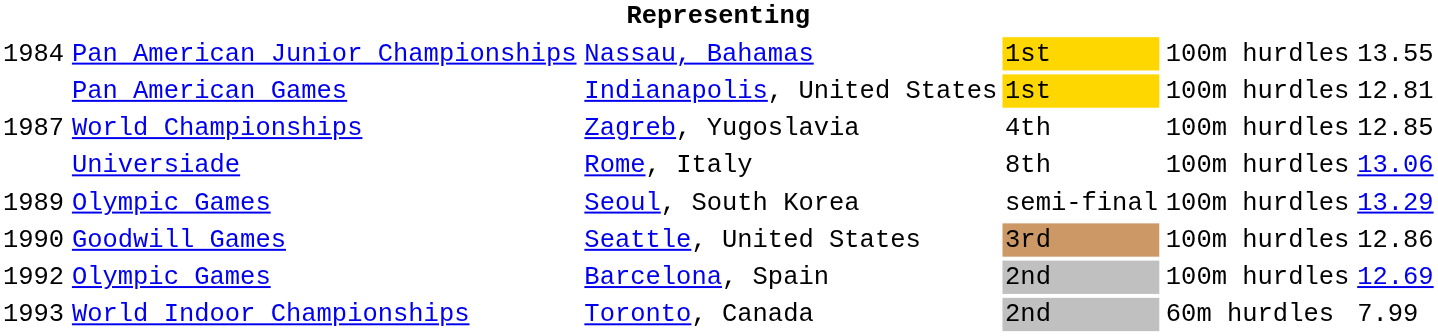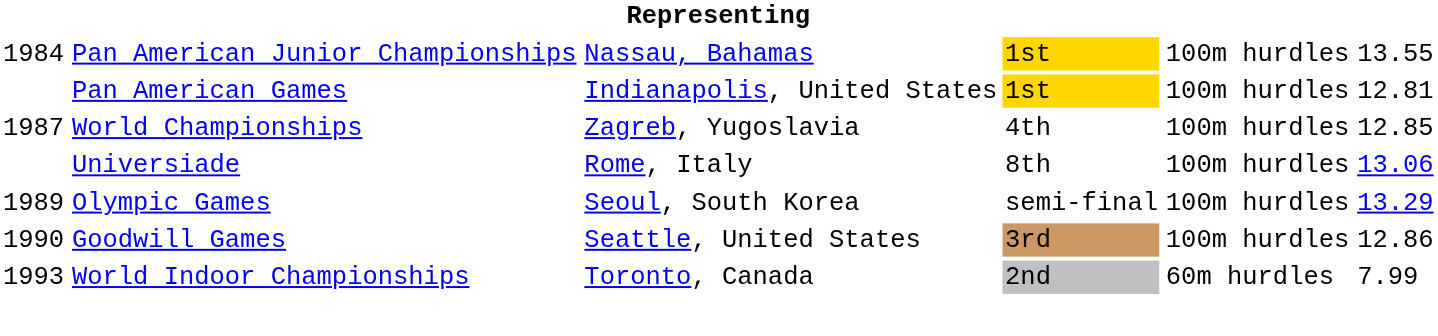- row: (707, 277)
